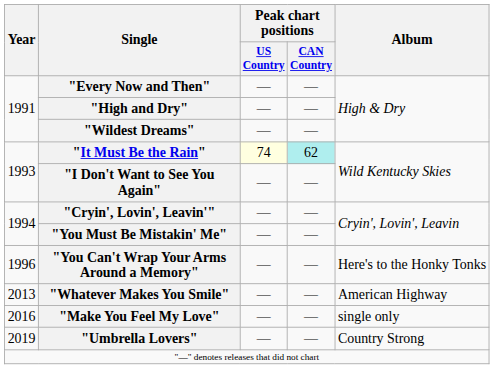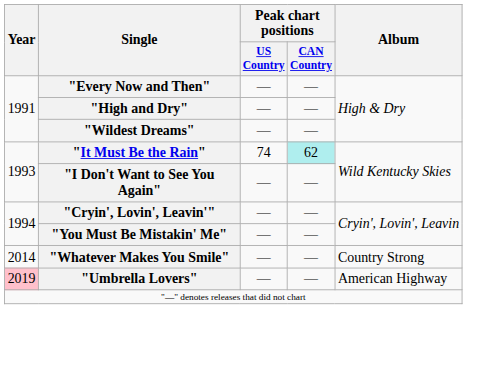(264, 152) lightyellow background -> (264, 152) no background
- row: (139, 264)
(22, 294) 2013 -> (22, 256) 2014
(393, 294) American Highway -> (381, 256) Country Strong
- row: (139, 316)
(22, 338) no background -> (22, 278) pink background
(381, 338) Country Strong -> (393, 278) American Highway
